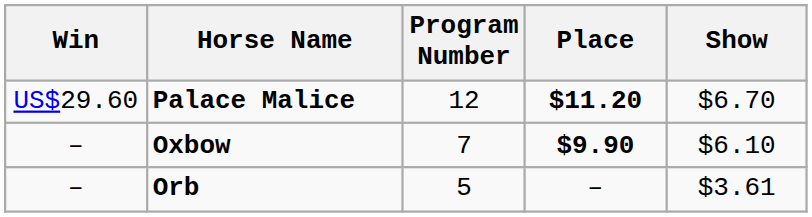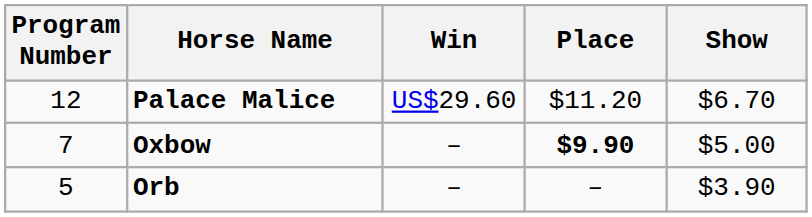columns swapped: (464, 42) <-> (76, 42)
(595, 101) bold -> (595, 101) normal
(737, 145) $6.10 -> (737, 145) $5.00
(737, 189) $3.61 -> (737, 189) $3.90
